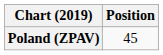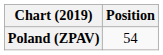(130, 38) 45 -> (130, 38) 54
